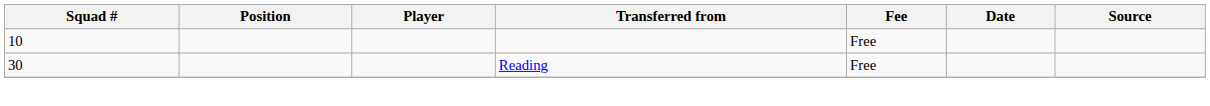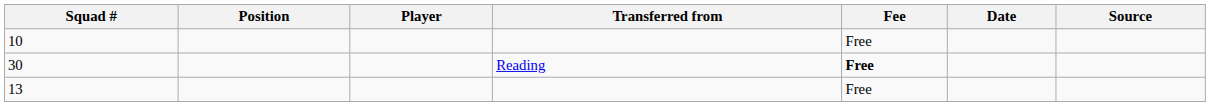(863, 65) normal -> (860, 65) bold
+ row: (15, 89)
